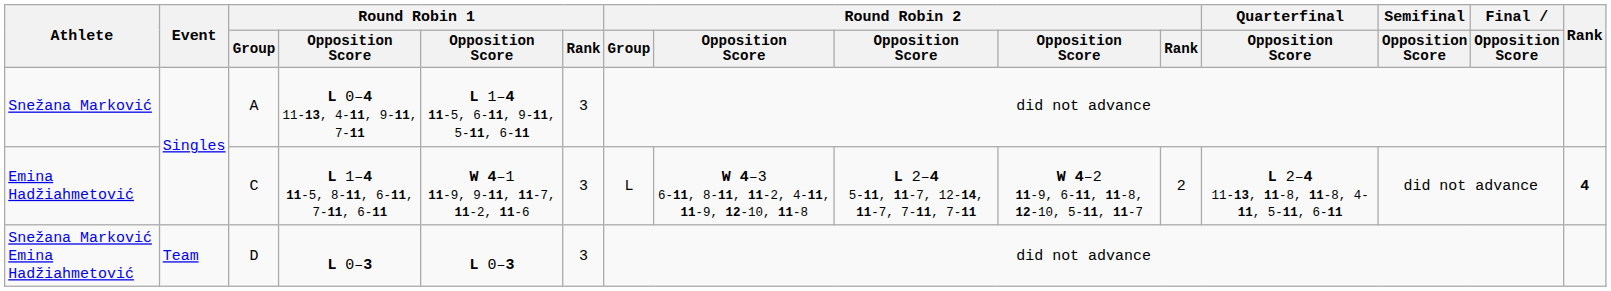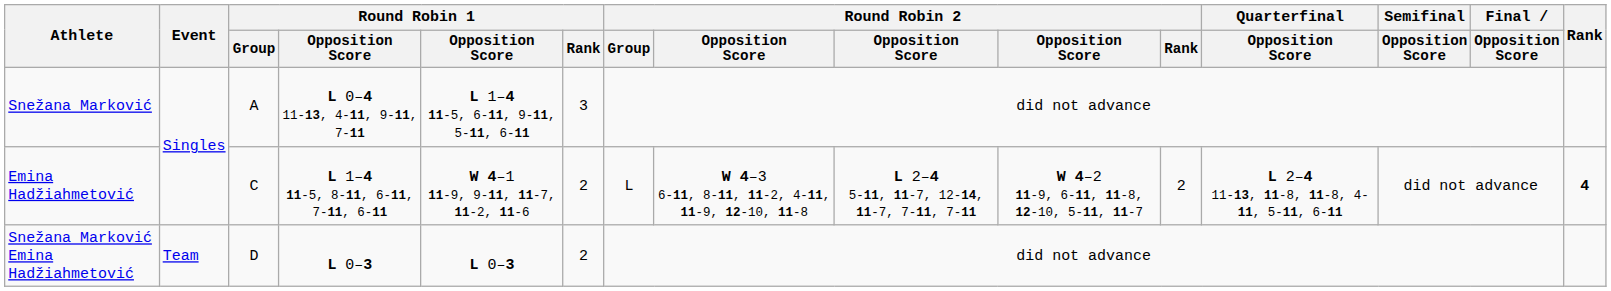(584, 186) 3 -> (584, 186) 2
(584, 256) 3 -> (584, 256) 2
